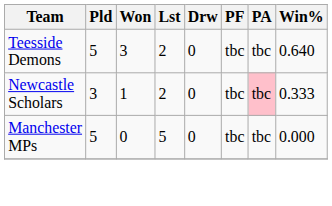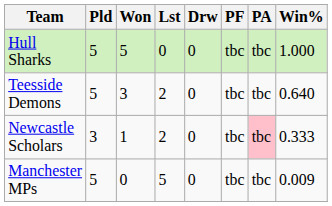+ row: (30, 51)
(297, 136) 0.000 -> (297, 179) 0.009
